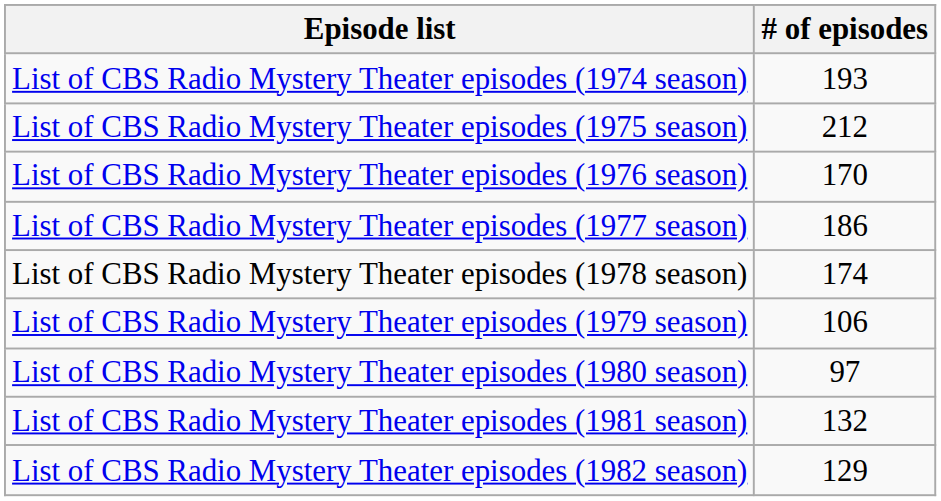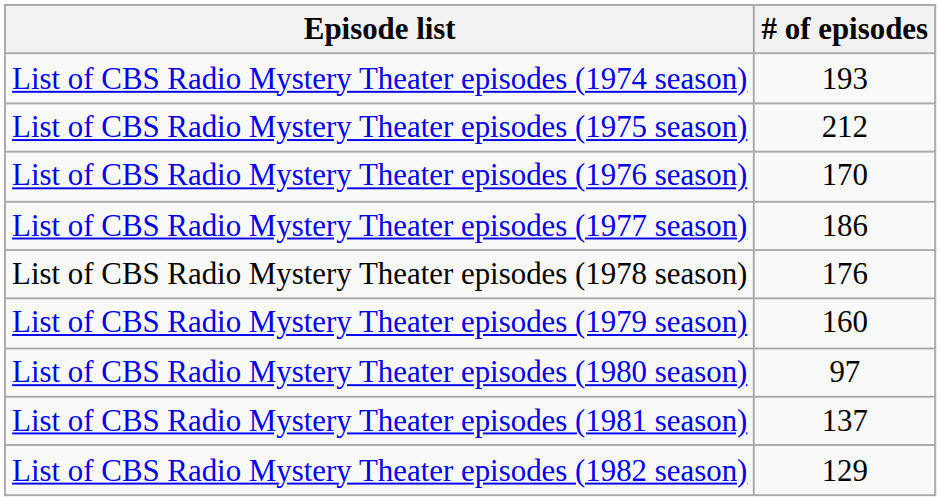(845, 273) 174 -> (845, 273) 176
(845, 322) 106 -> (845, 322) 160
(845, 420) 132 -> (845, 420) 137
